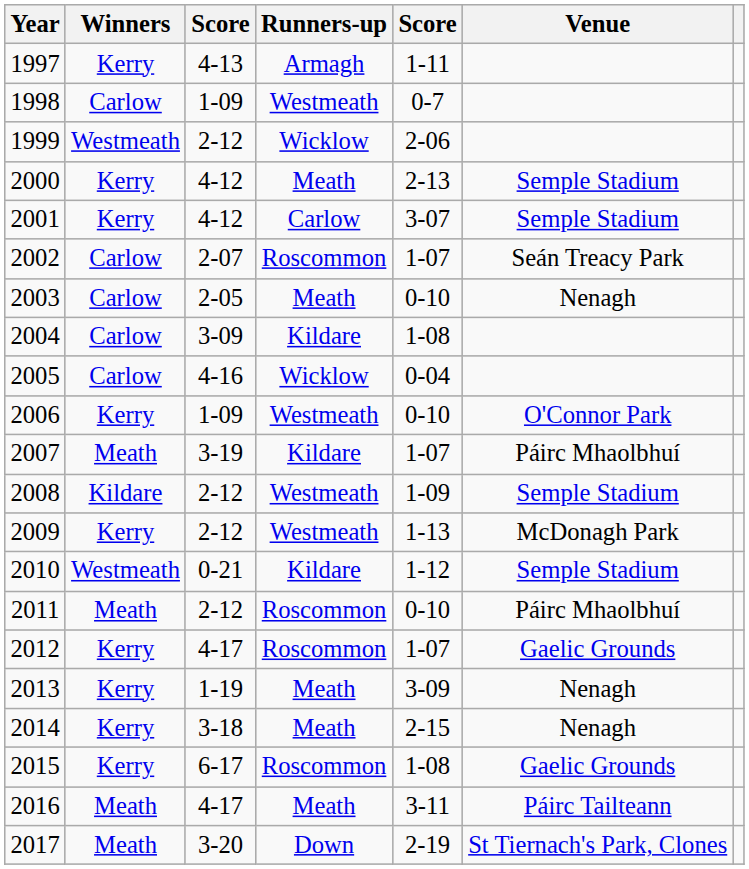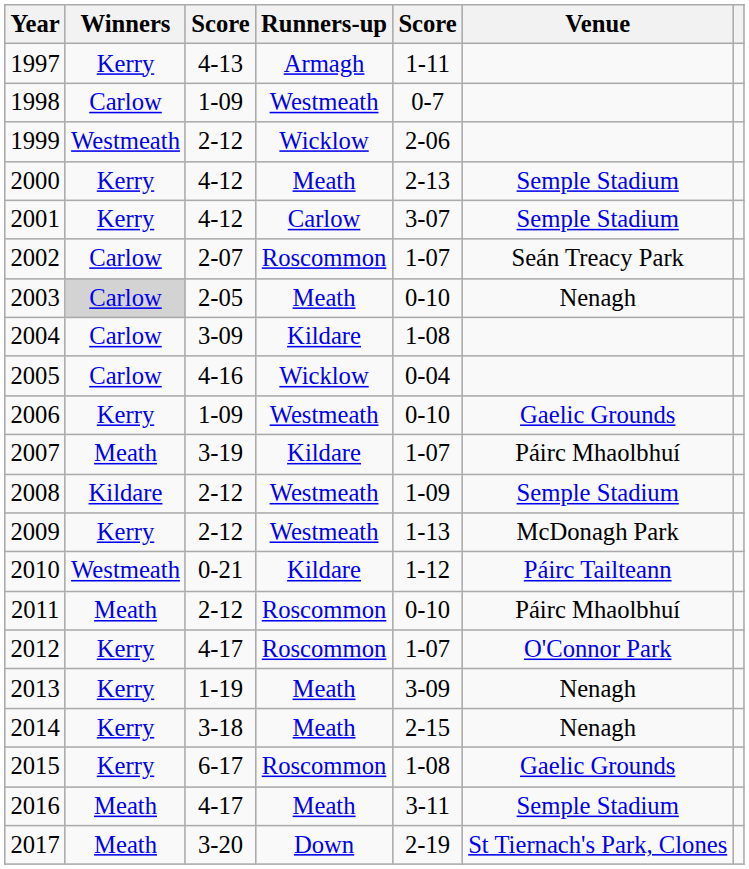(126, 297) no background -> (126, 297) lightgrey background
(598, 414) O'Connor Park -> (598, 414) Gaelic Grounds
(598, 571) Semple Stadium -> (598, 571) Páirc Tailteann
(598, 649) Gaelic Grounds -> (598, 649) O'Connor Park
(598, 805) Páirc Tailteann -> (598, 805) Semple Stadium
